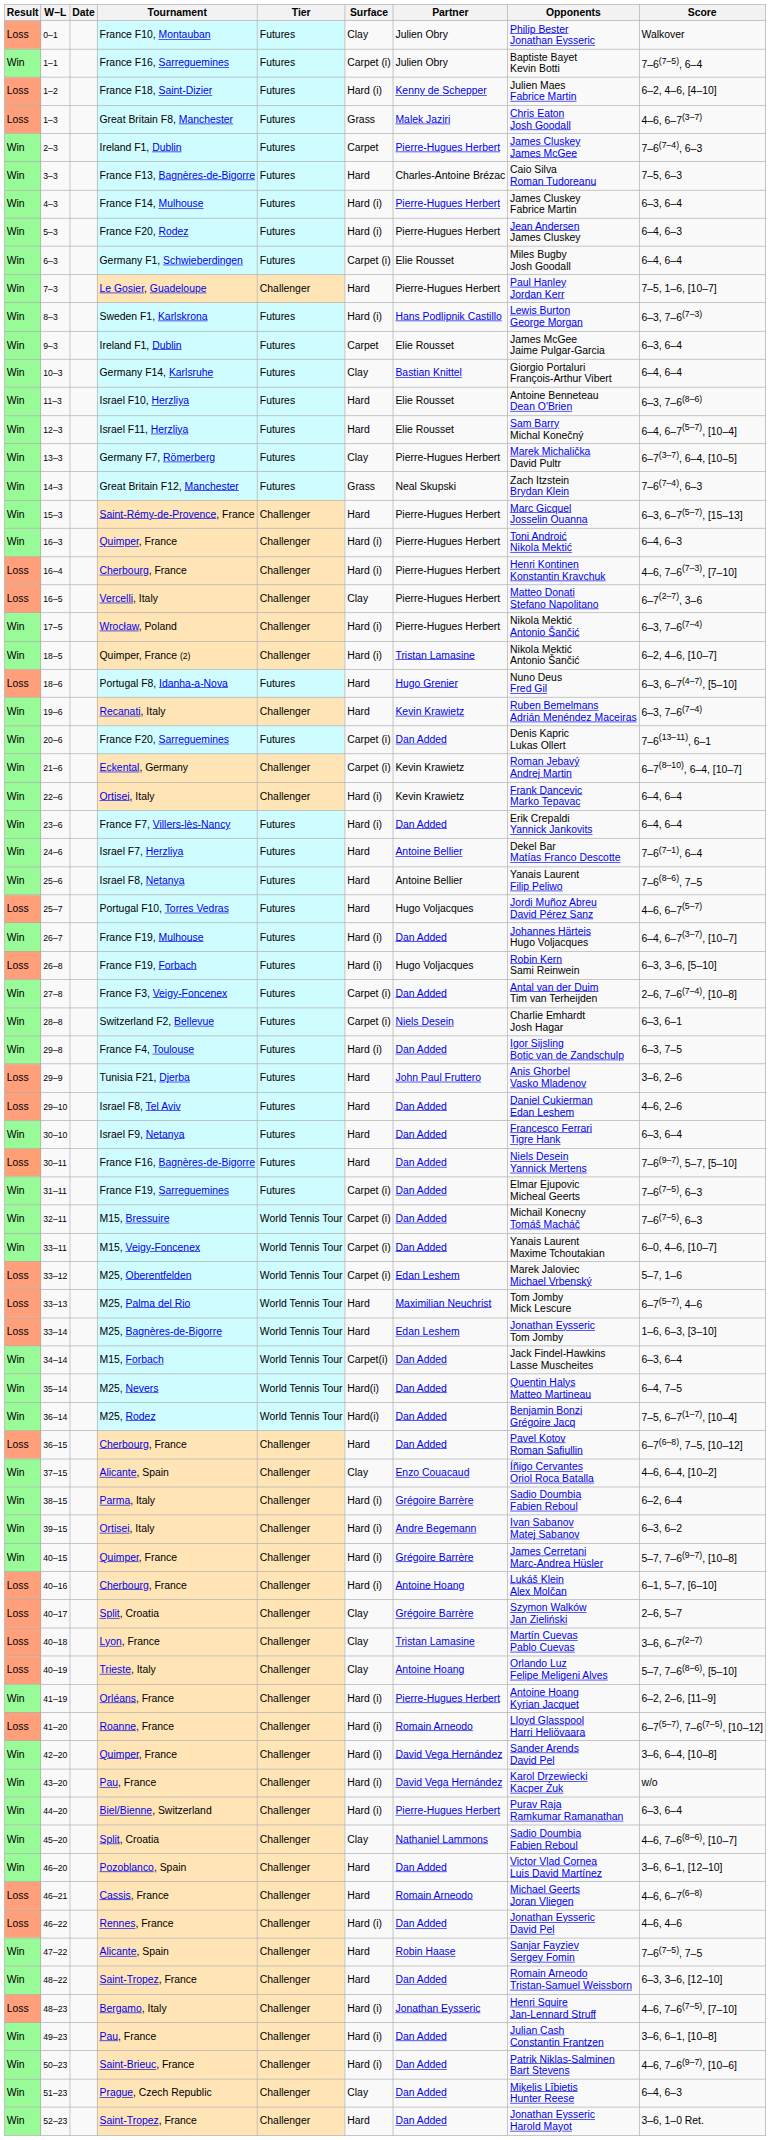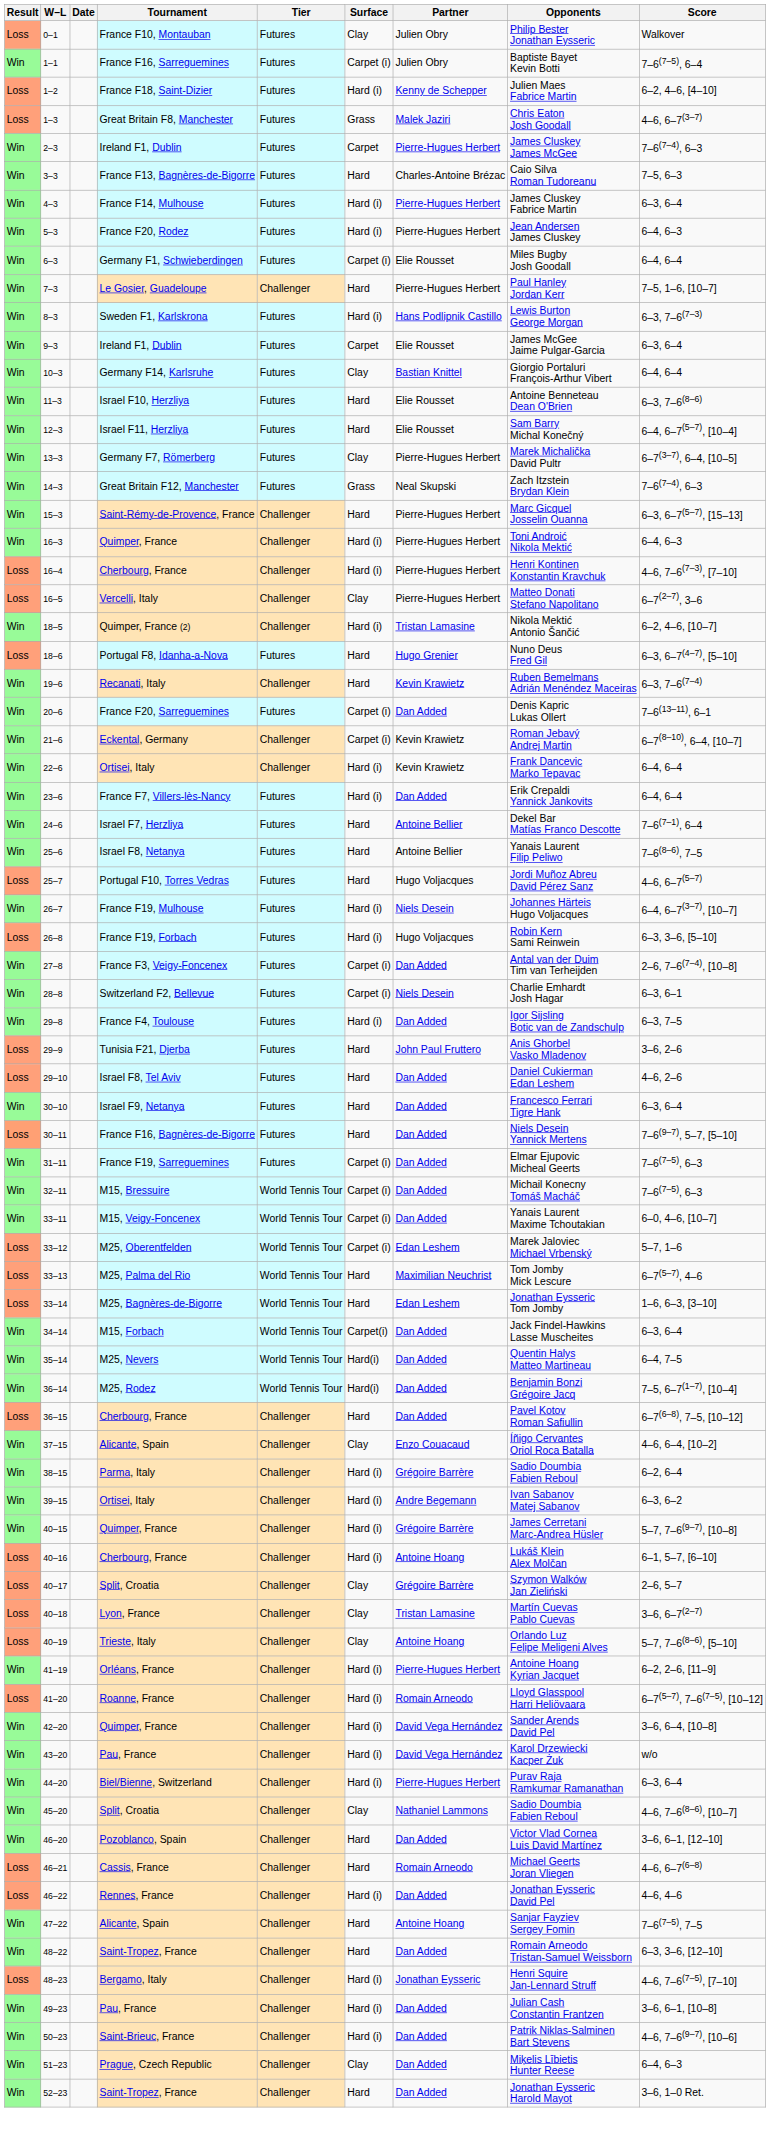- row: (53, 627)
(421, 937) Dan Added -> (425, 909) Niels Desein
(425, 1952) Robin Haase -> (430, 1924) Antoine Hoang
